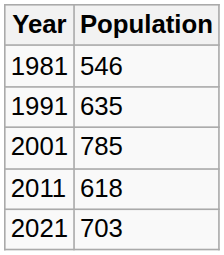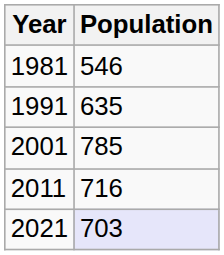(101, 188) 618 -> (101, 188) 716
(101, 229) no background -> (101, 229) lavender background
